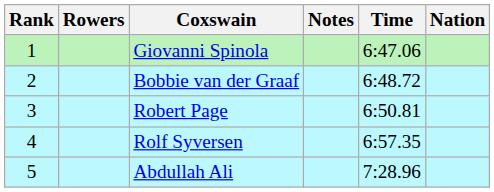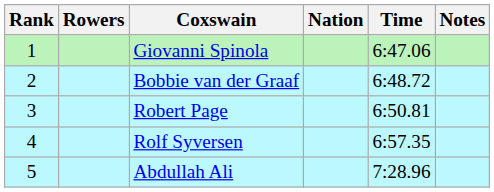columns swapped: (458, 19) <-> (331, 19)
